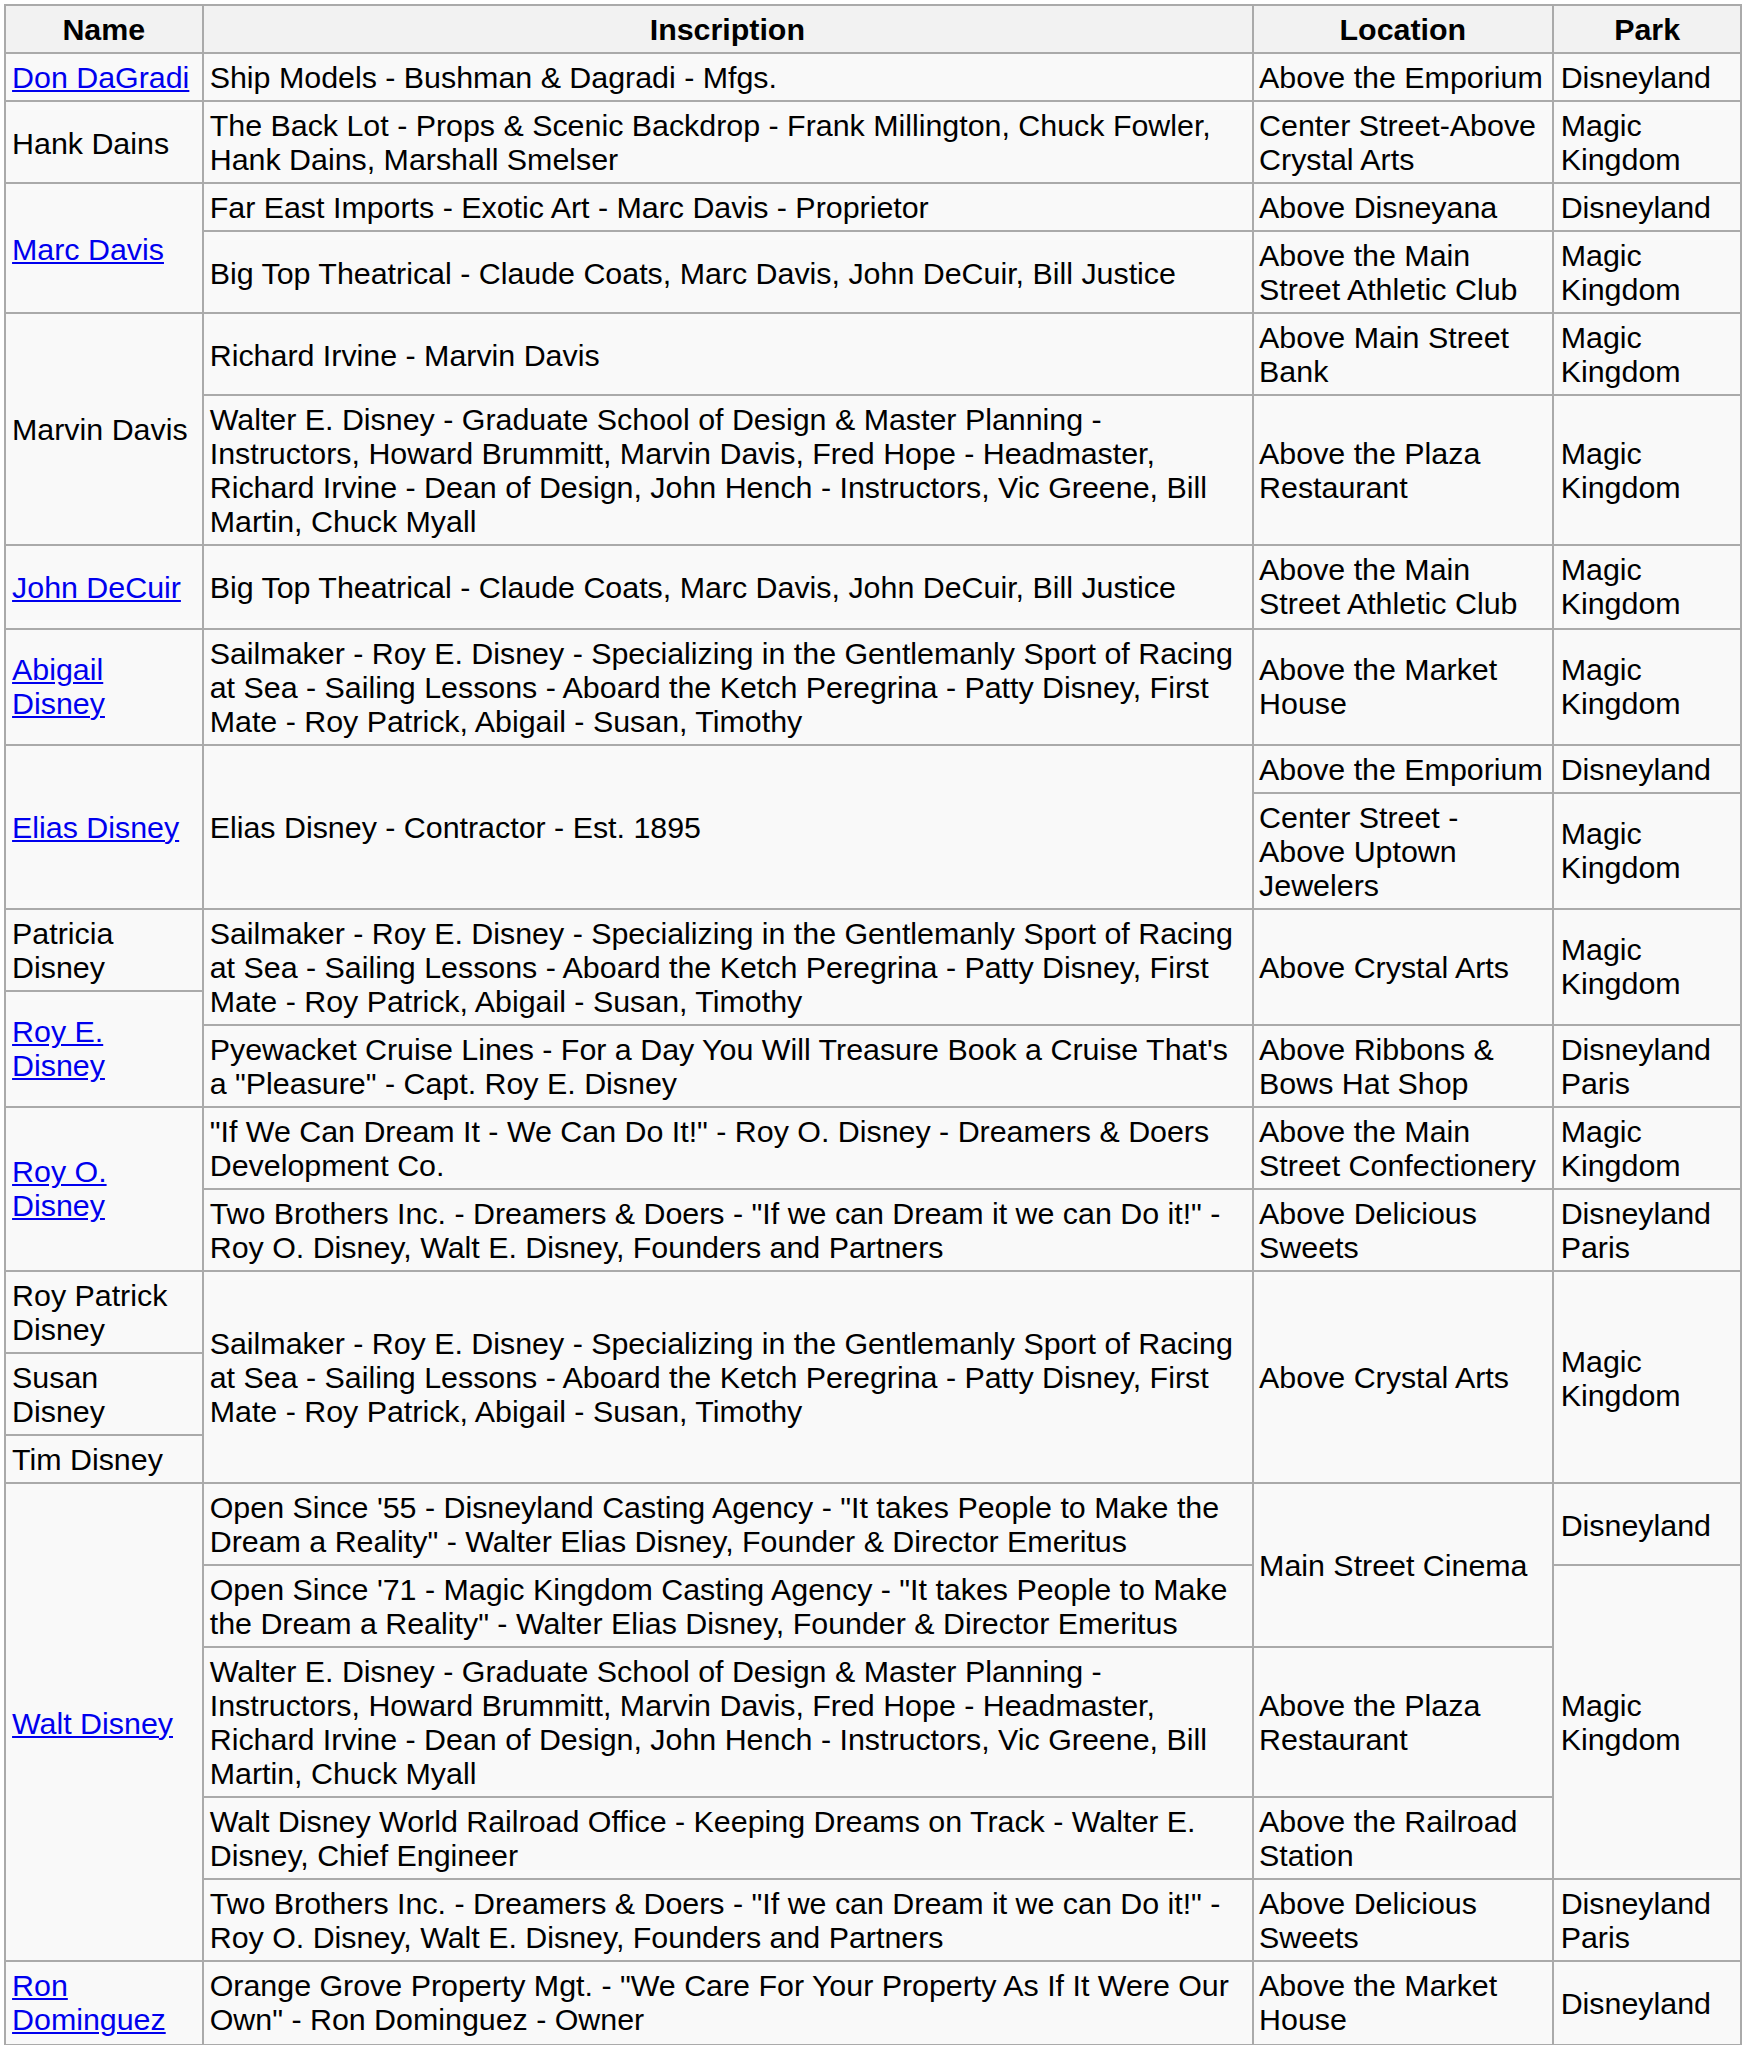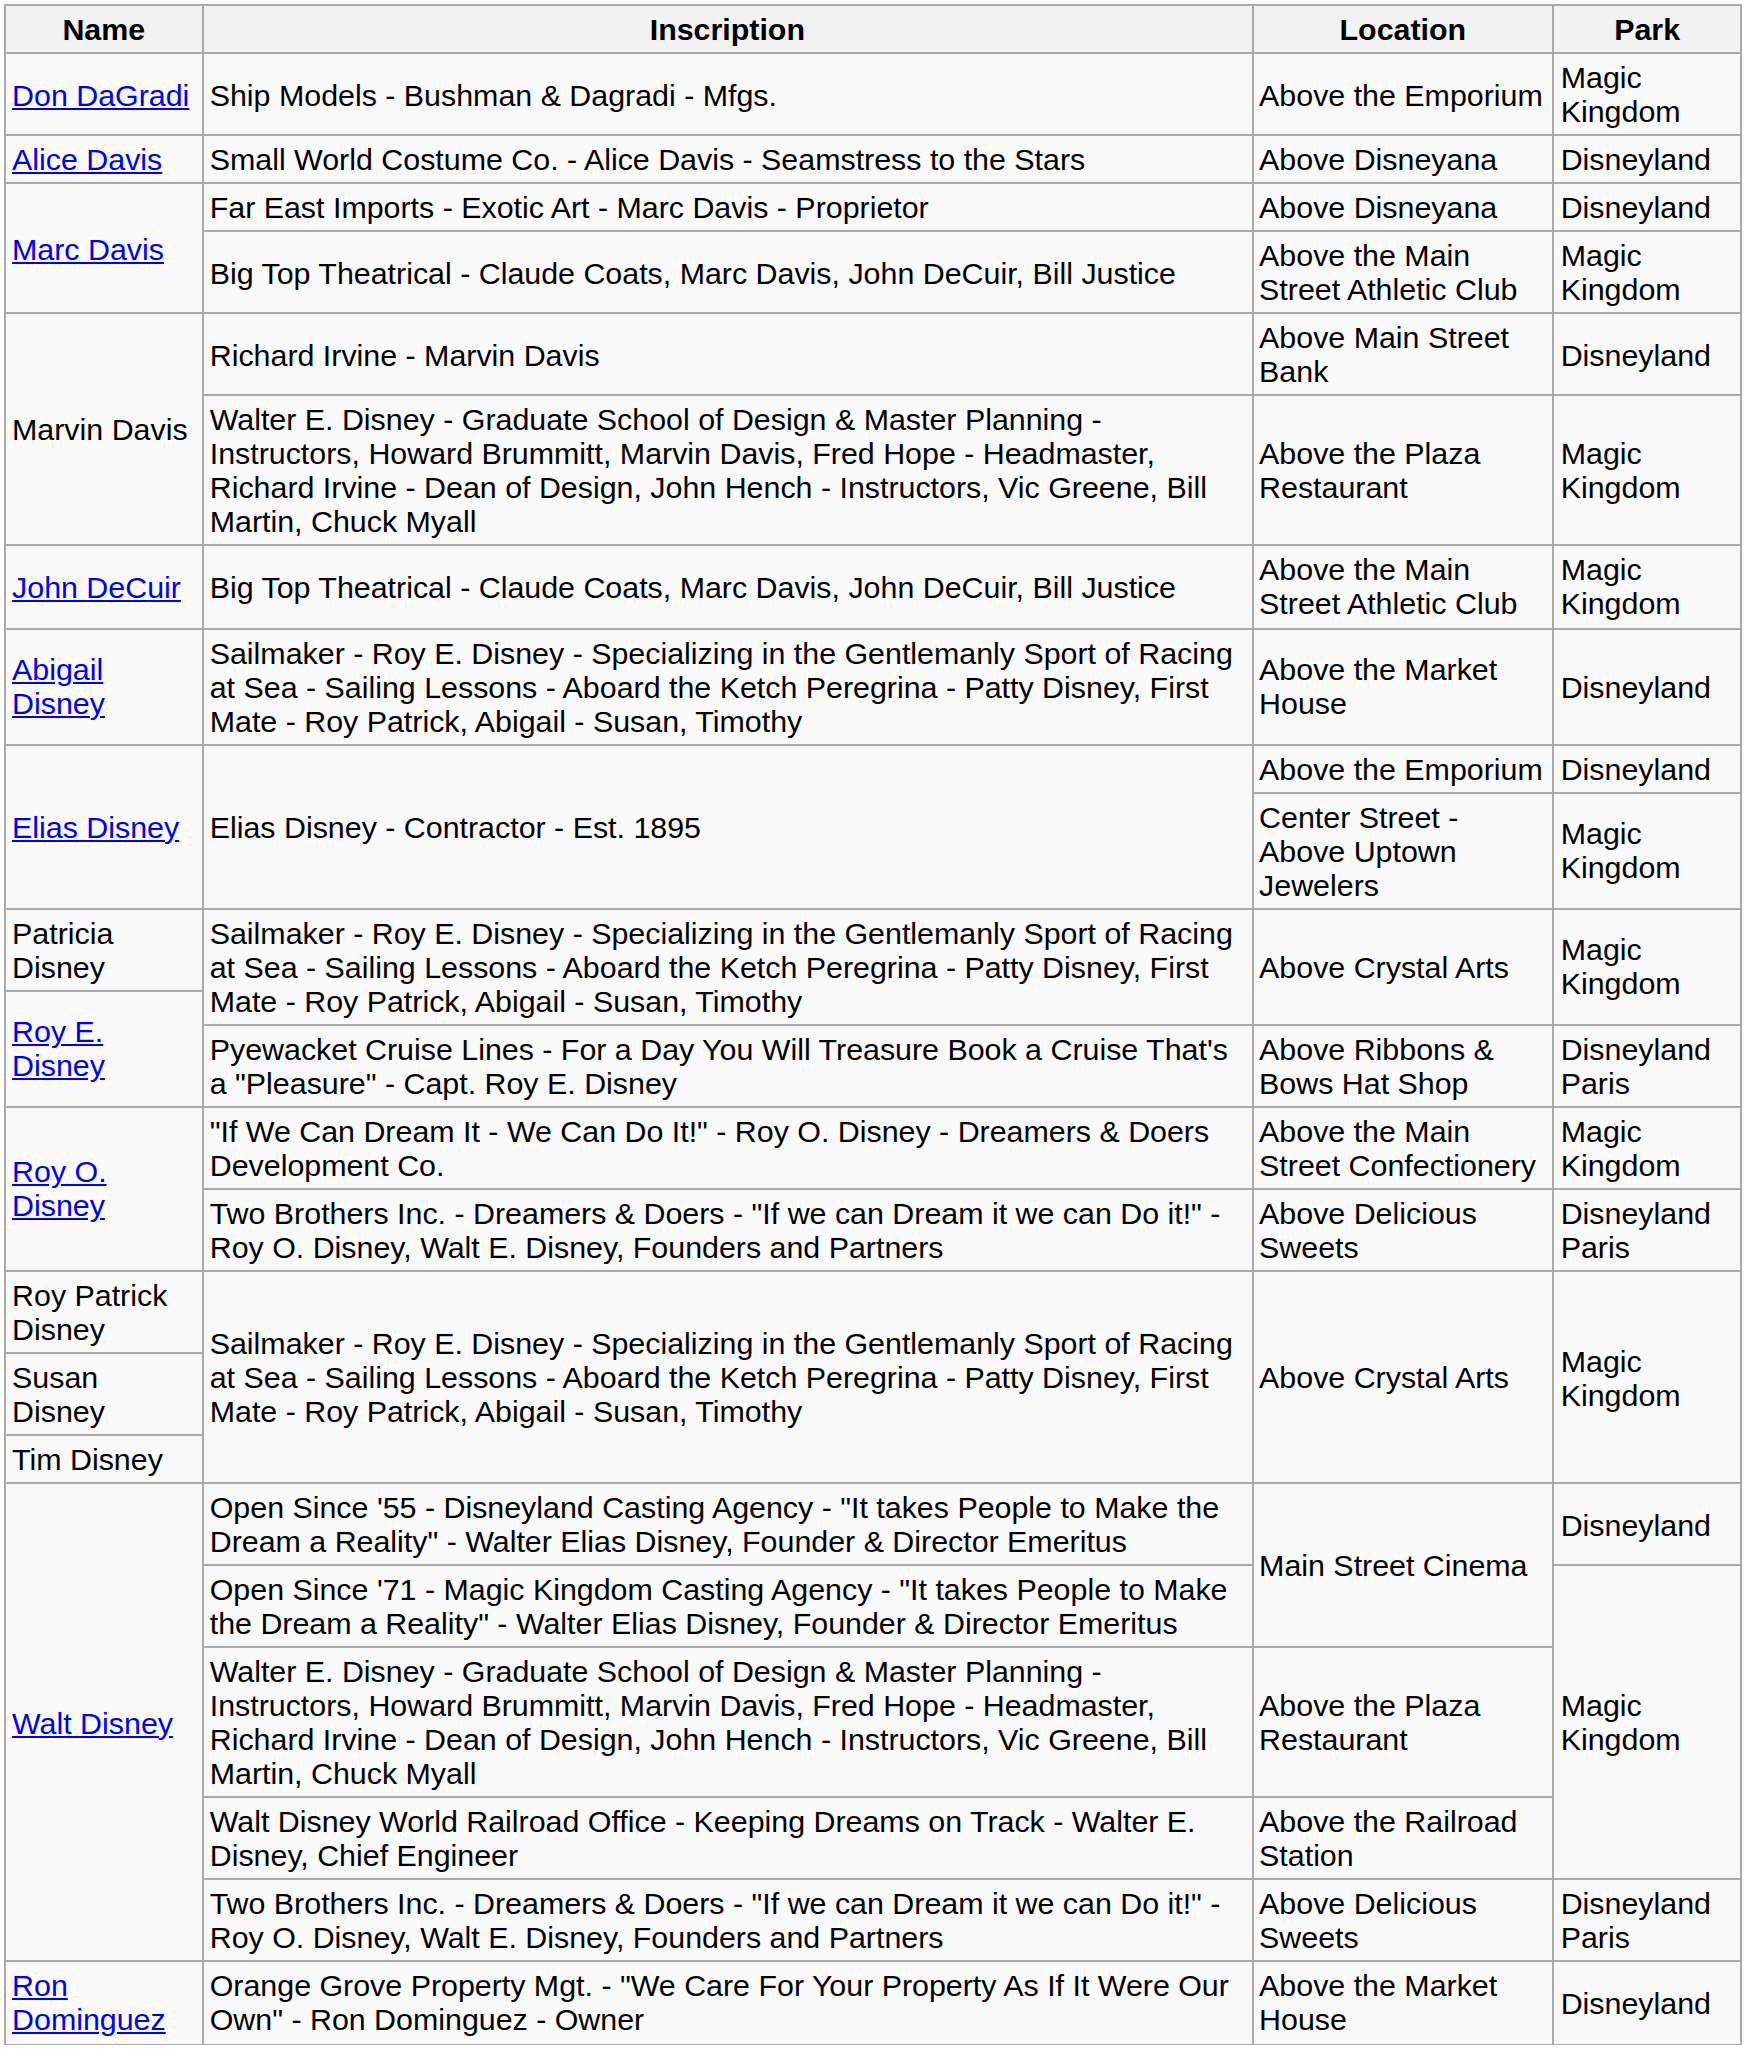(1636, 77) Disneyland -> (1621, 94) Magic Kingdom
- row: (91, 142)
+ row: (87, 160)
(1621, 355) Magic Kingdom -> (1636, 355) Disneyland
(1621, 686) Magic Kingdom -> (1636, 686) Disneyland
